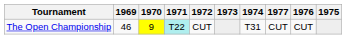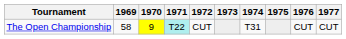columns swapped: (329, 12) <-> (278, 12)
(126, 27) 46 -> (126, 27) 58
